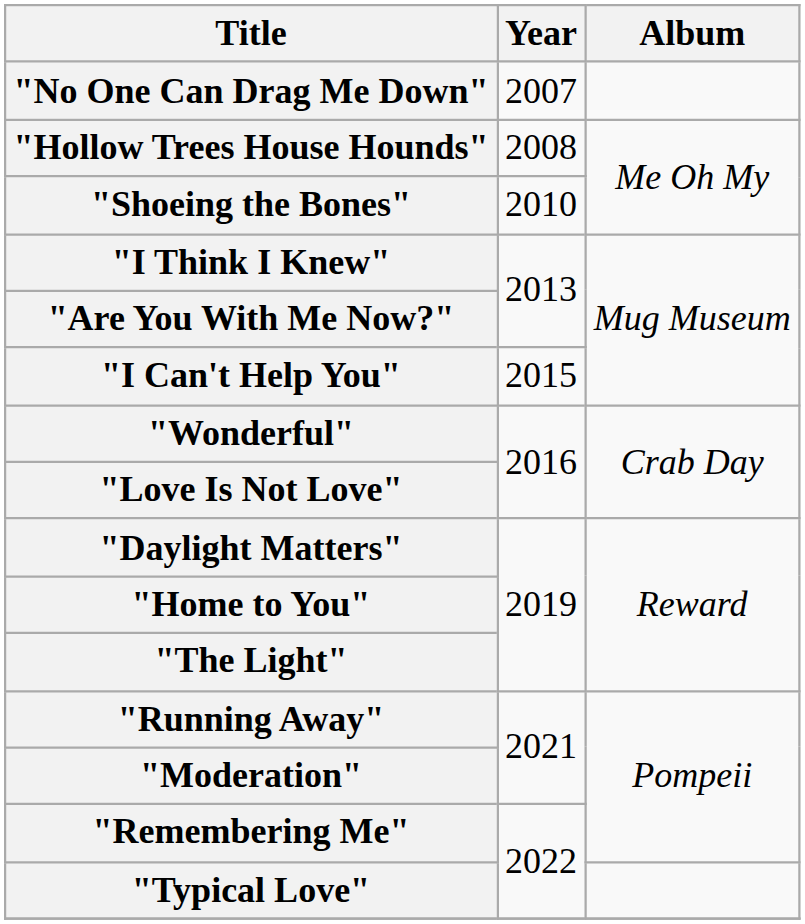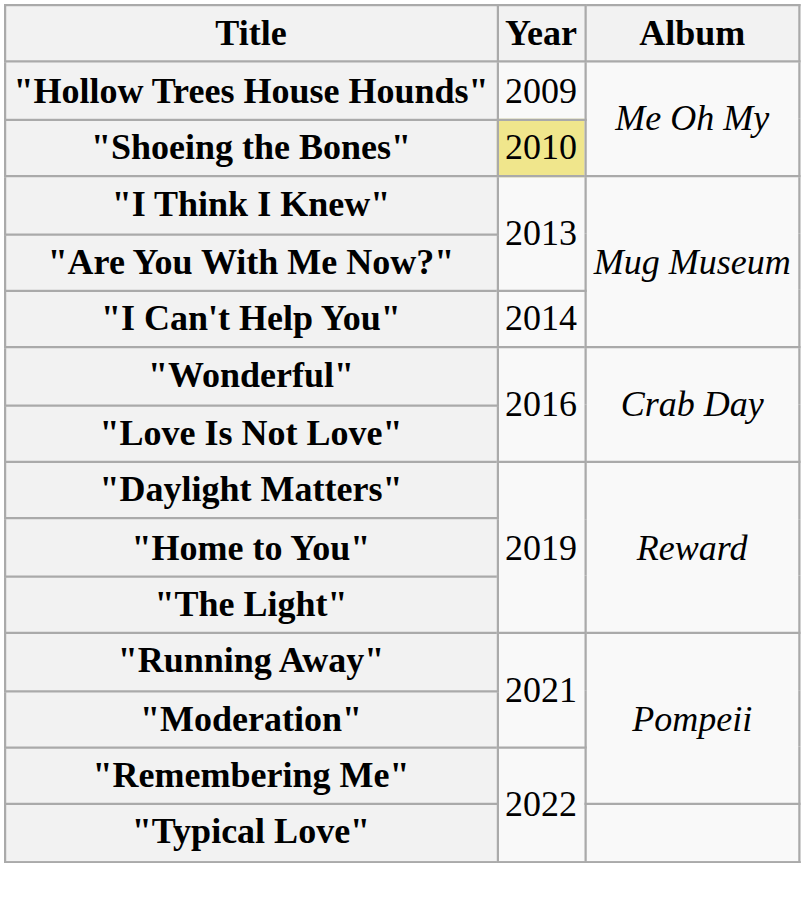- row: (251, 90)
(541, 147) 2008 -> (541, 90) 2009
(541, 204) no background -> (541, 147) khaki background
(541, 375) 2015 -> (541, 318) 2014
